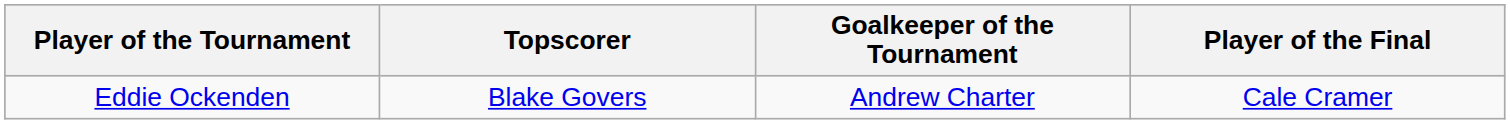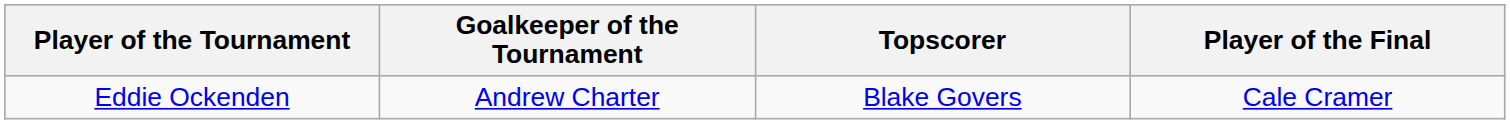columns swapped: (567, 40) <-> (942, 40)
